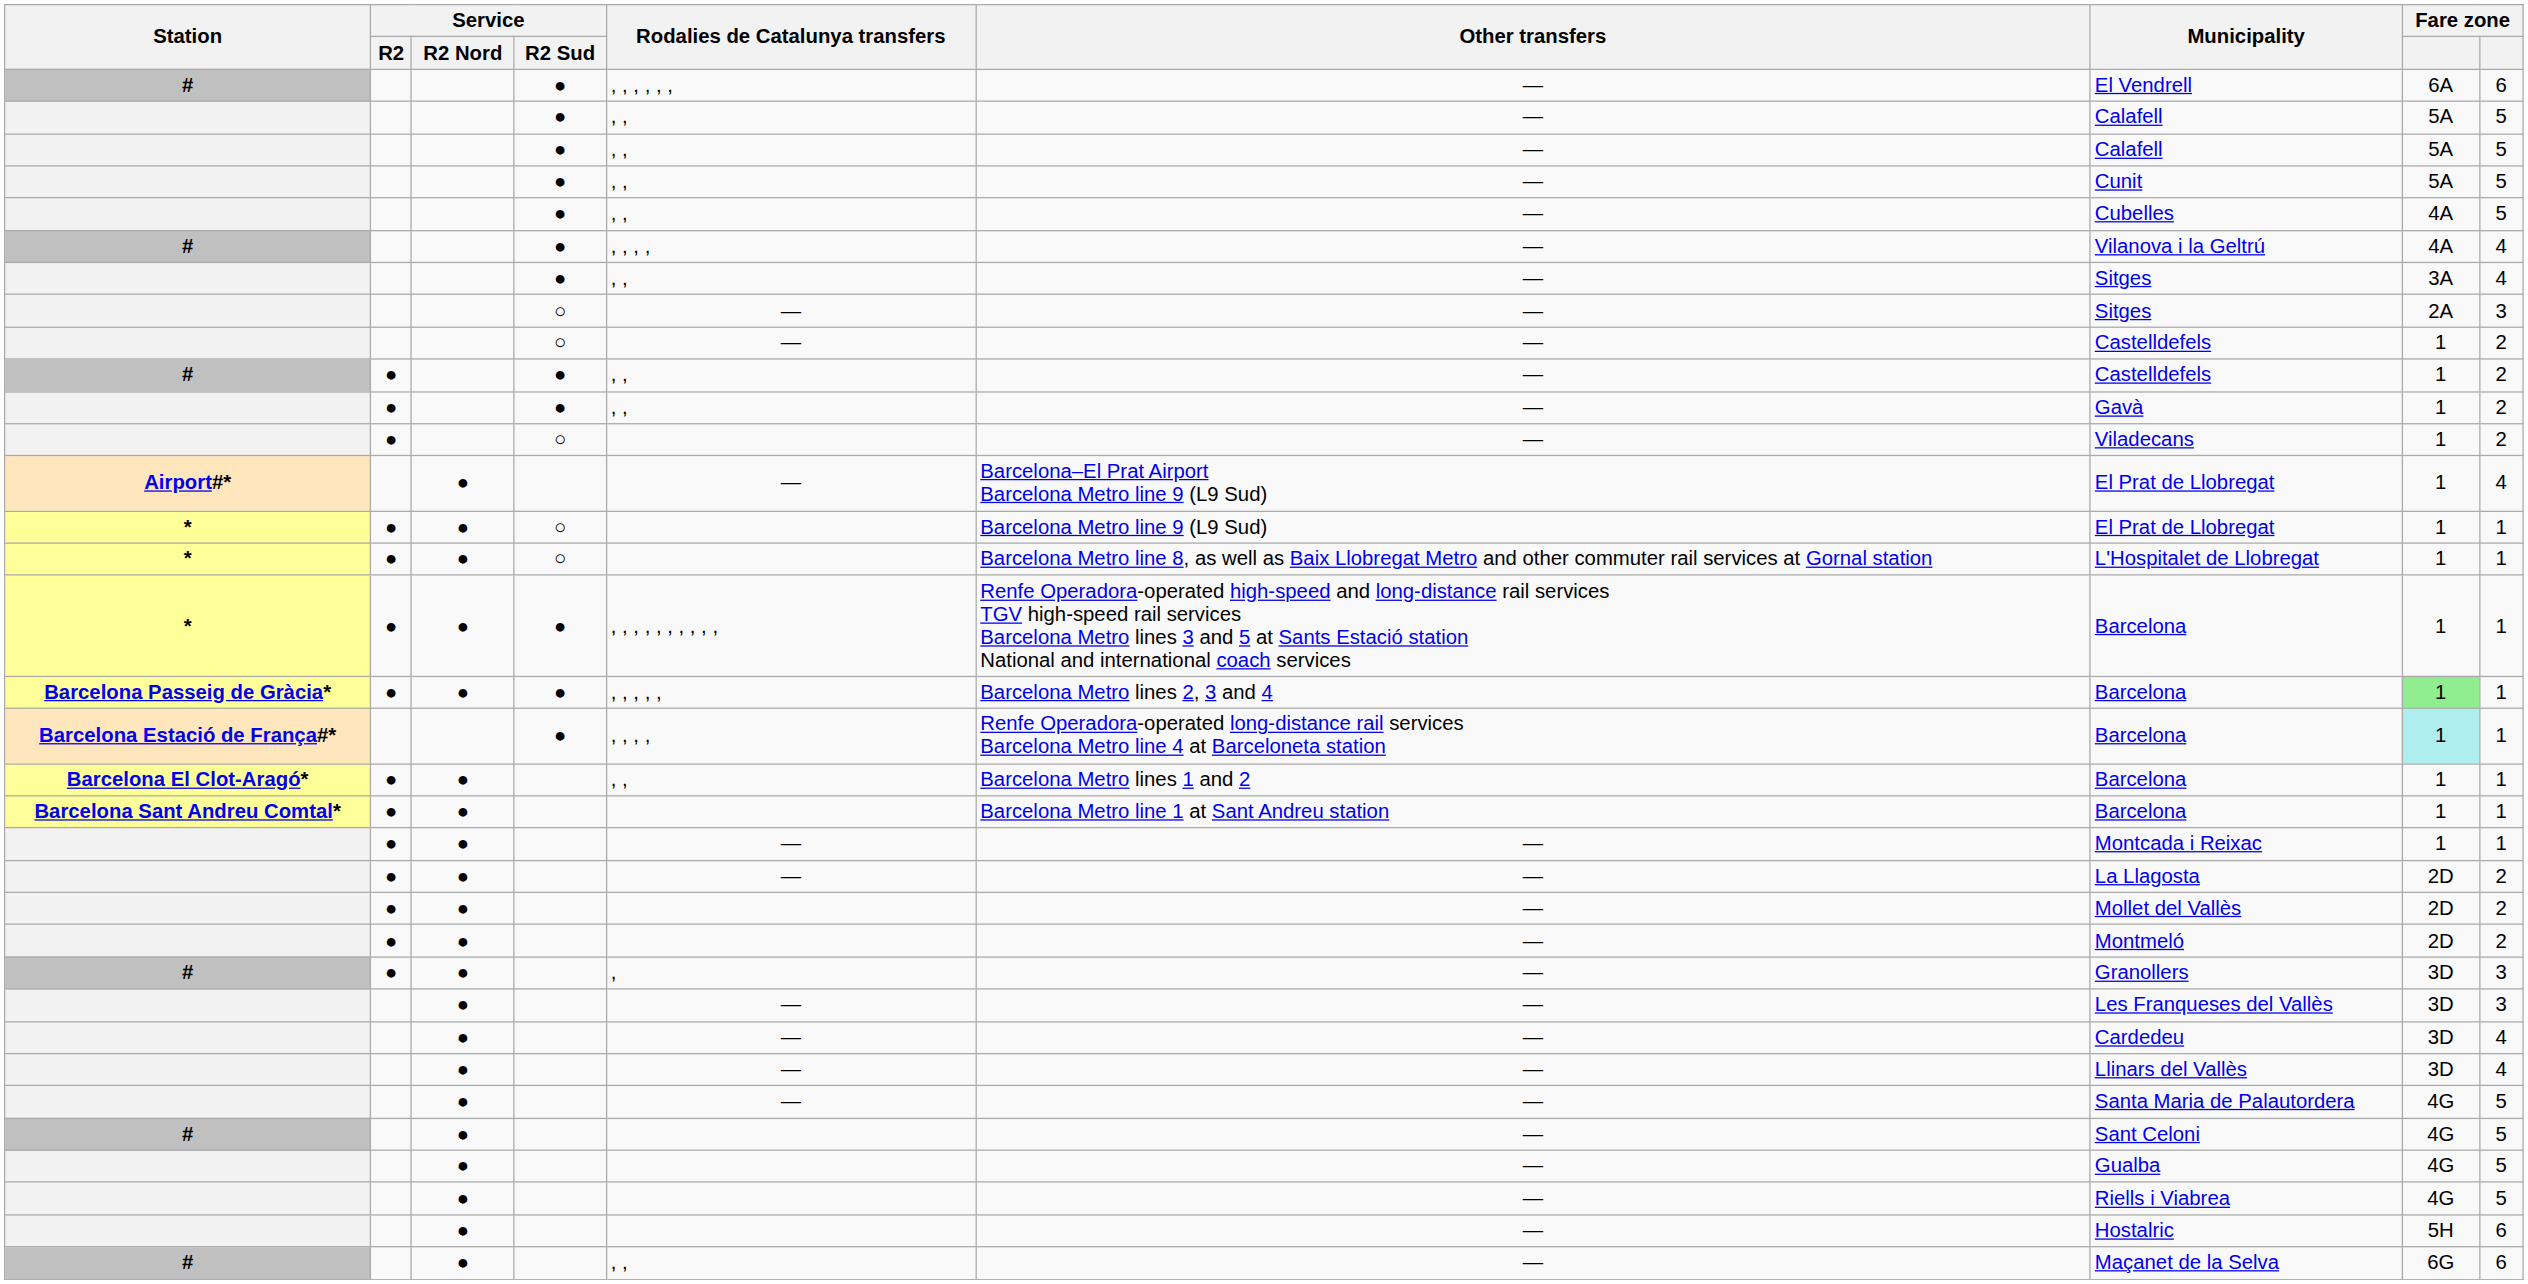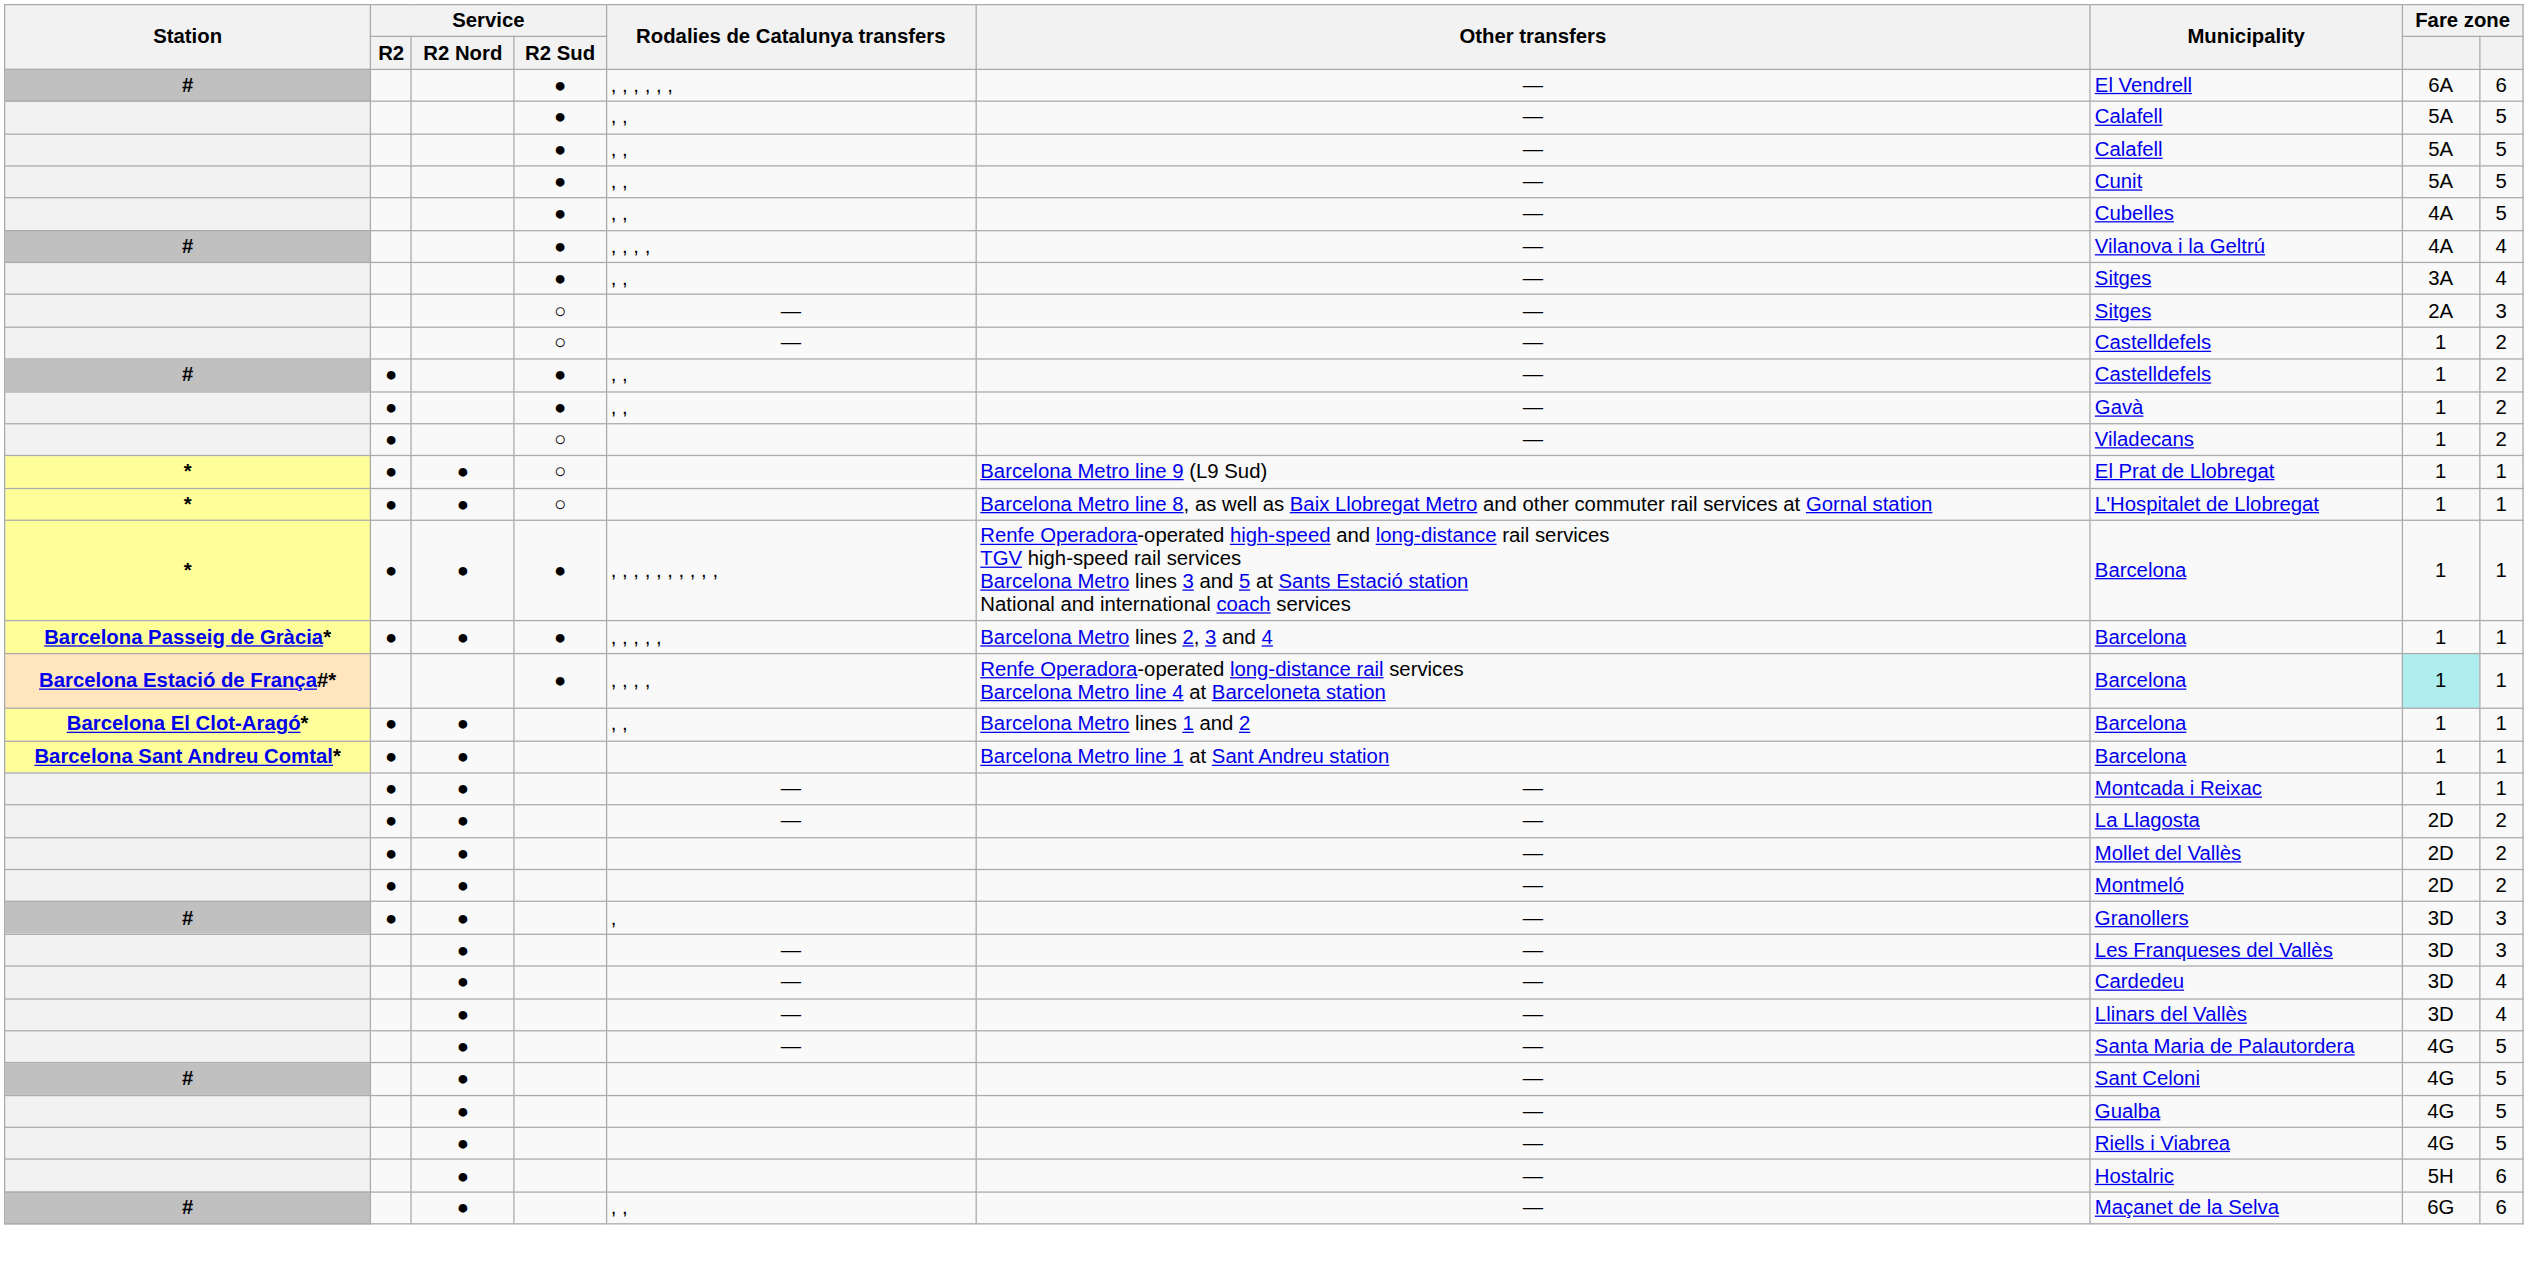- row: (188, 483)
(2441, 692) lightgreen background -> (2441, 637) no background
